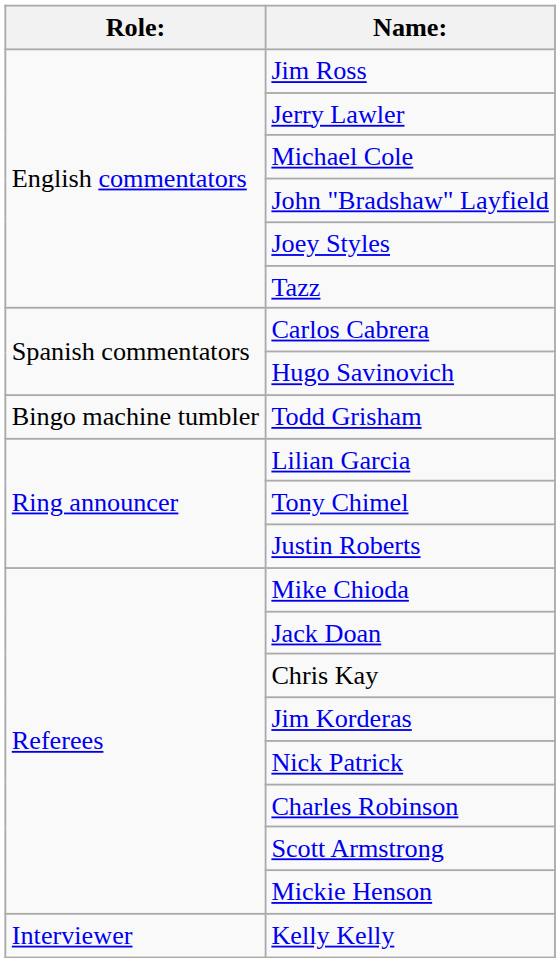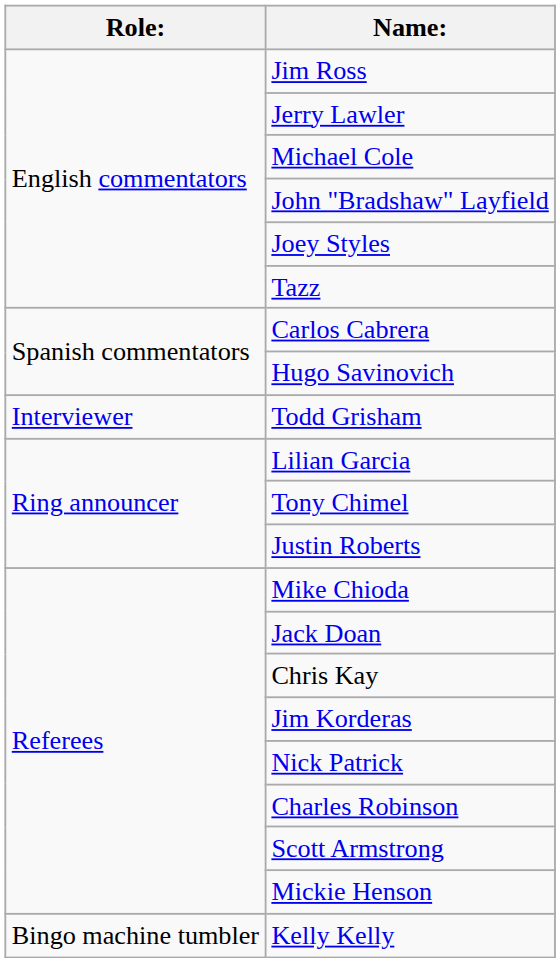(135, 416) Bingo machine tumbler -> (72, 416) Interviewer
(72, 934) Interviewer -> (135, 934) Bingo machine tumbler
